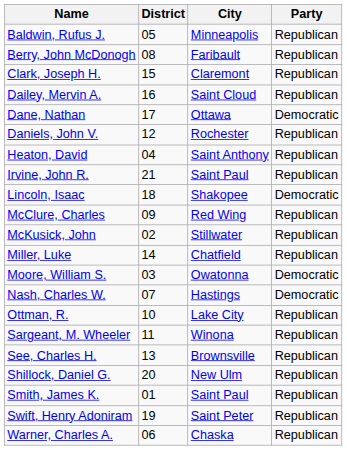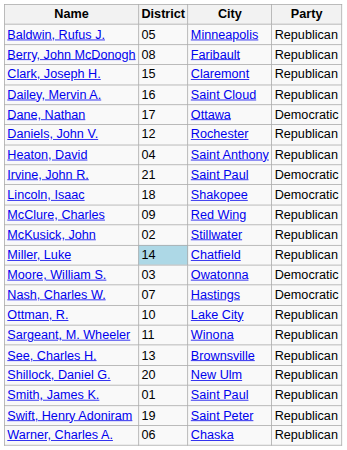(306, 174) Republican -> (307, 174) Democratic
(149, 255) no background -> (149, 255) lightblue background
